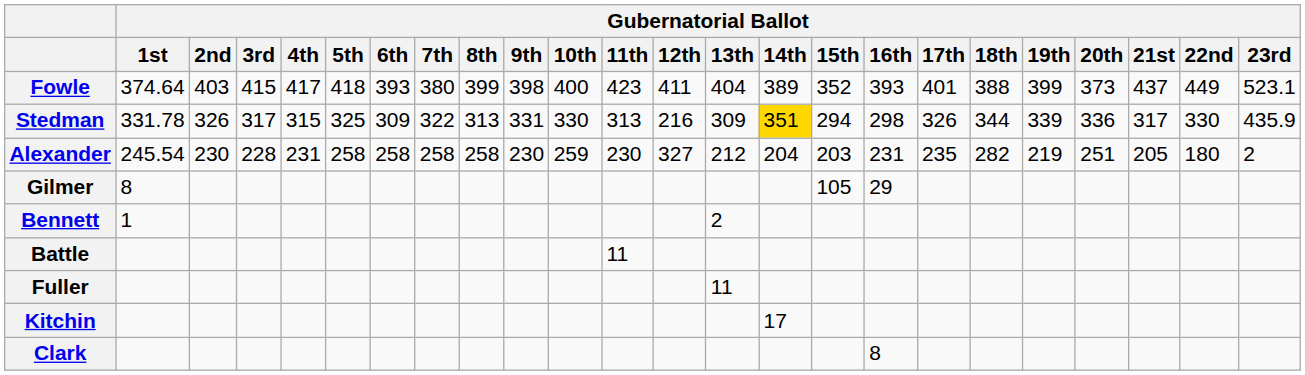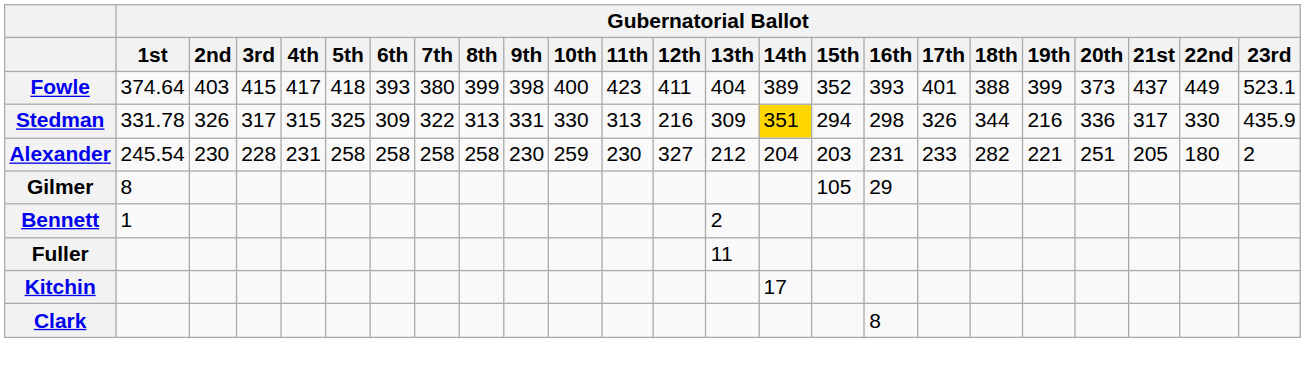(1045, 120) 339 -> (1045, 120) 216
(939, 154) 235 -> (939, 154) 233
(1045, 154) 219 -> (1045, 154) 221
- row: (60, 253)
